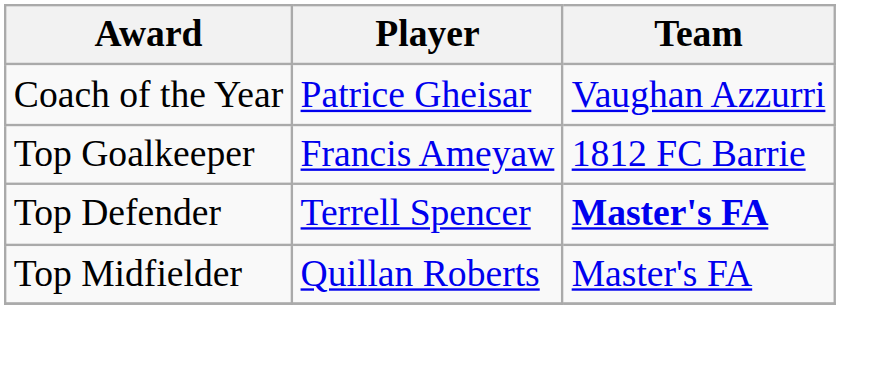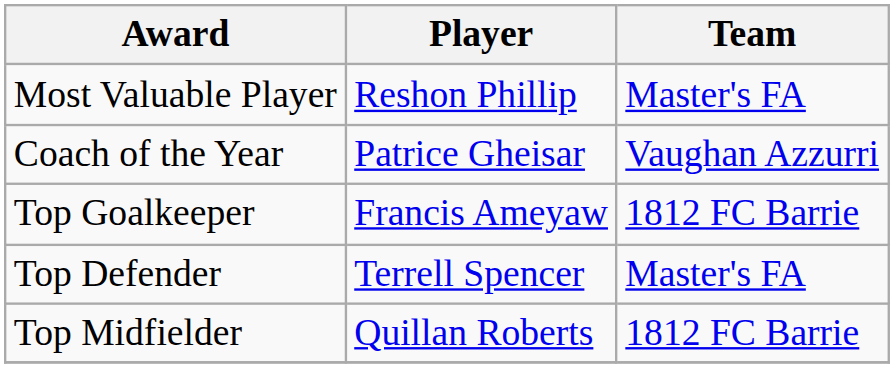+ row: (175, 93)
(670, 213) bold -> (716, 272) normal
(662, 272) Master's FA -> (742, 332) 1812 FC Barrie
